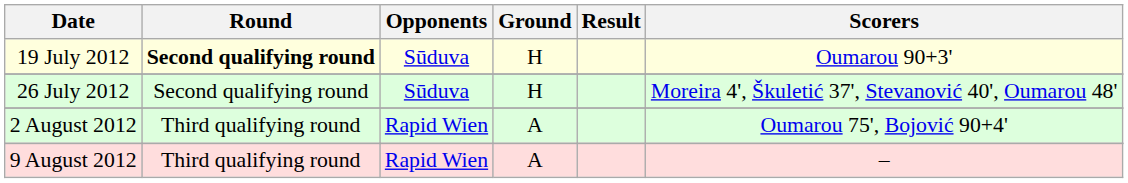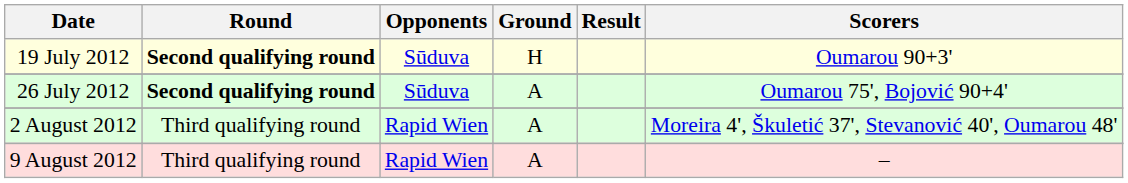(261, 90) normal -> (261, 90) bold
(535, 90) H -> (535, 90) A
(884, 90) Moreira 4', Škuletić 37', Stevanović 40', Oumarou 48' -> (884, 90) Oumarou 75', Bojović 90+4'
(884, 125) Oumarou 75', Bojović 90+4' -> (884, 125) Moreira 4', Škuletić 37', Stevanović 40', Oumarou 48'
